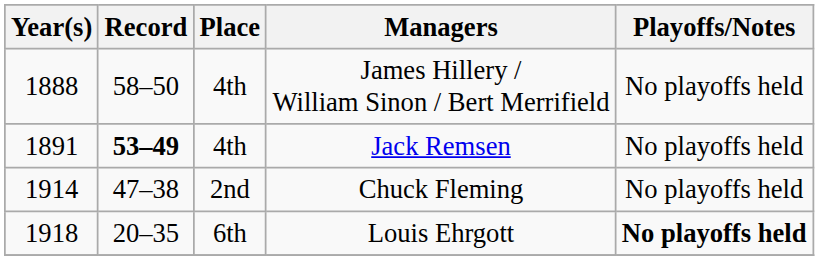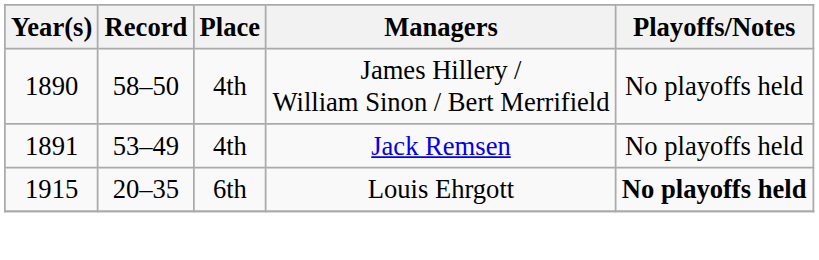(52, 86) 1888 -> (52, 86) 1890
(146, 145) bold -> (146, 145) normal
- row: (441, 189)
(52, 233) 1918 -> (52, 189) 1915
